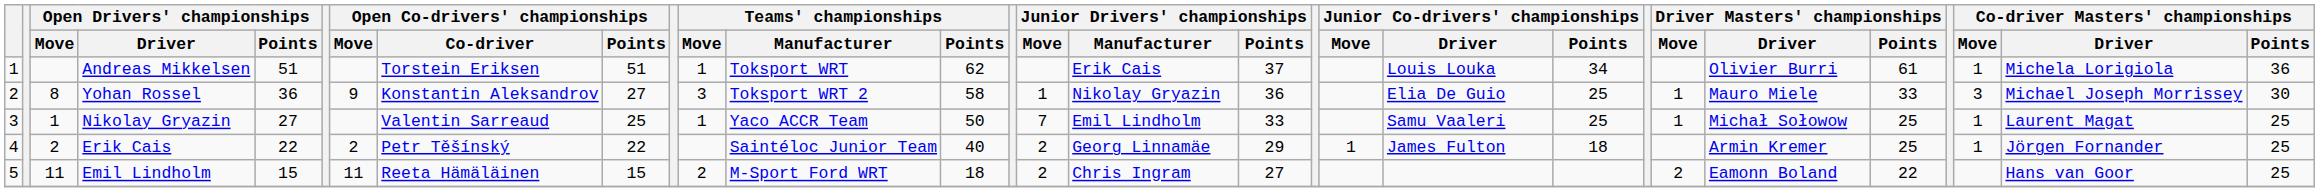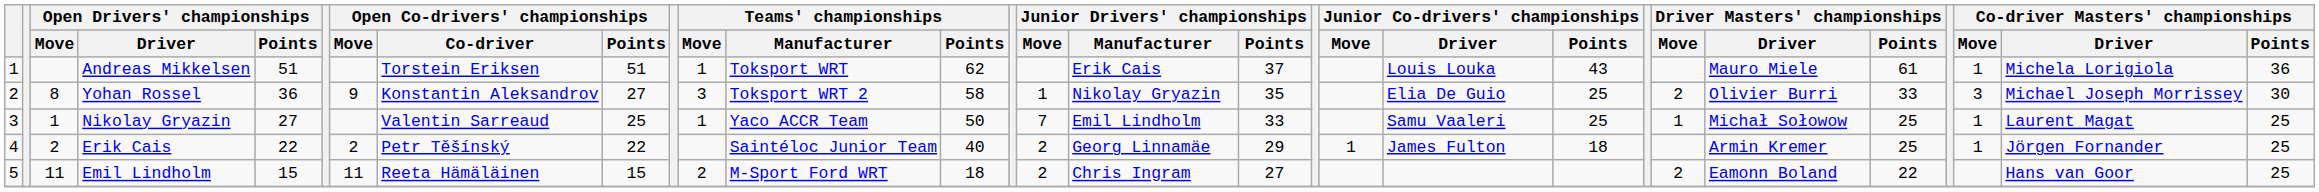(1598, 70) 34 -> (1598, 70) 43
(1773, 70) Olivier Burri -> (1763, 70) Mauro Miele
(1274, 96) 36 -> (1274, 96) 35
(1678, 96) 1 -> (1678, 96) 2
(1763, 96) Mauro Miele -> (1773, 96) Olivier Burri
